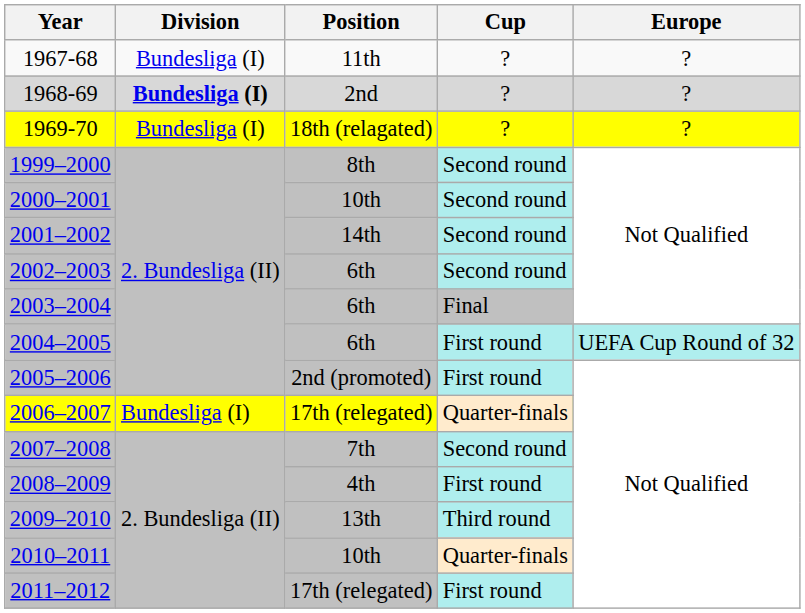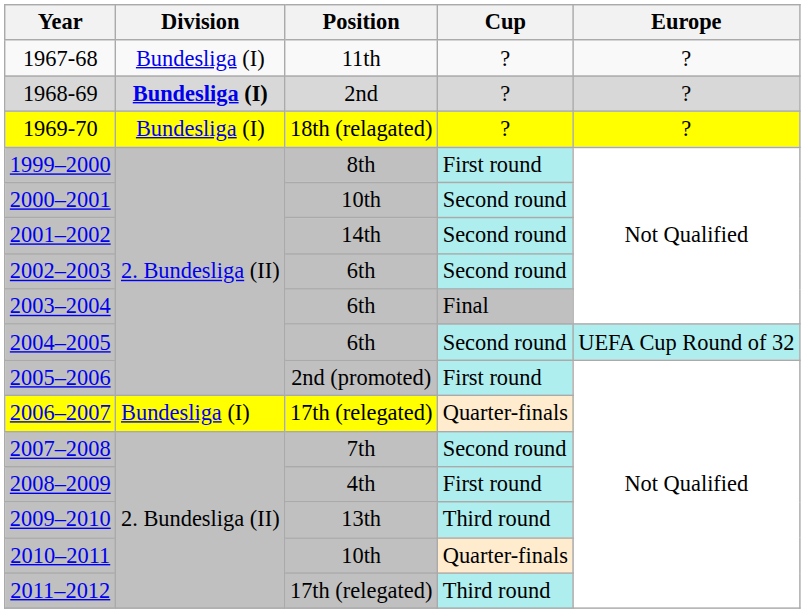(505, 164) Second round -> (492, 164) First round
(492, 341) First round -> (505, 341) Second round
(492, 590) First round -> (497, 590) Third round
